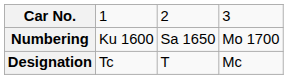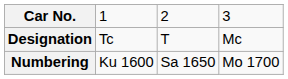rows swapped: (50, 62) <-> (50, 39)
